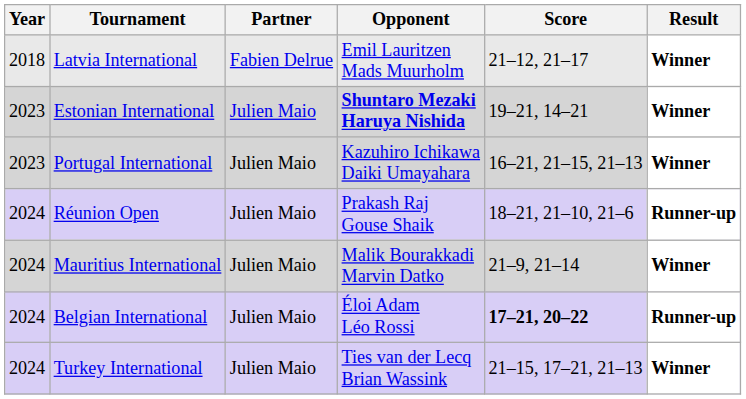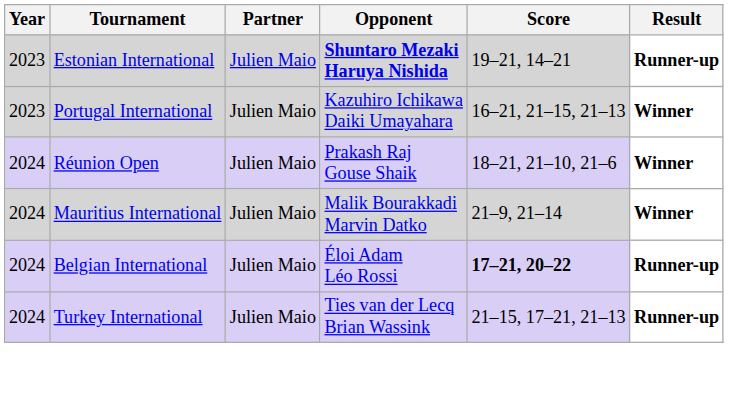- row: (125, 60)
(681, 111) Winner -> (677, 60) Runner-up
(694, 214) Runner-up -> (664, 163) Winner
(681, 368) Winner -> (677, 317) Runner-up
